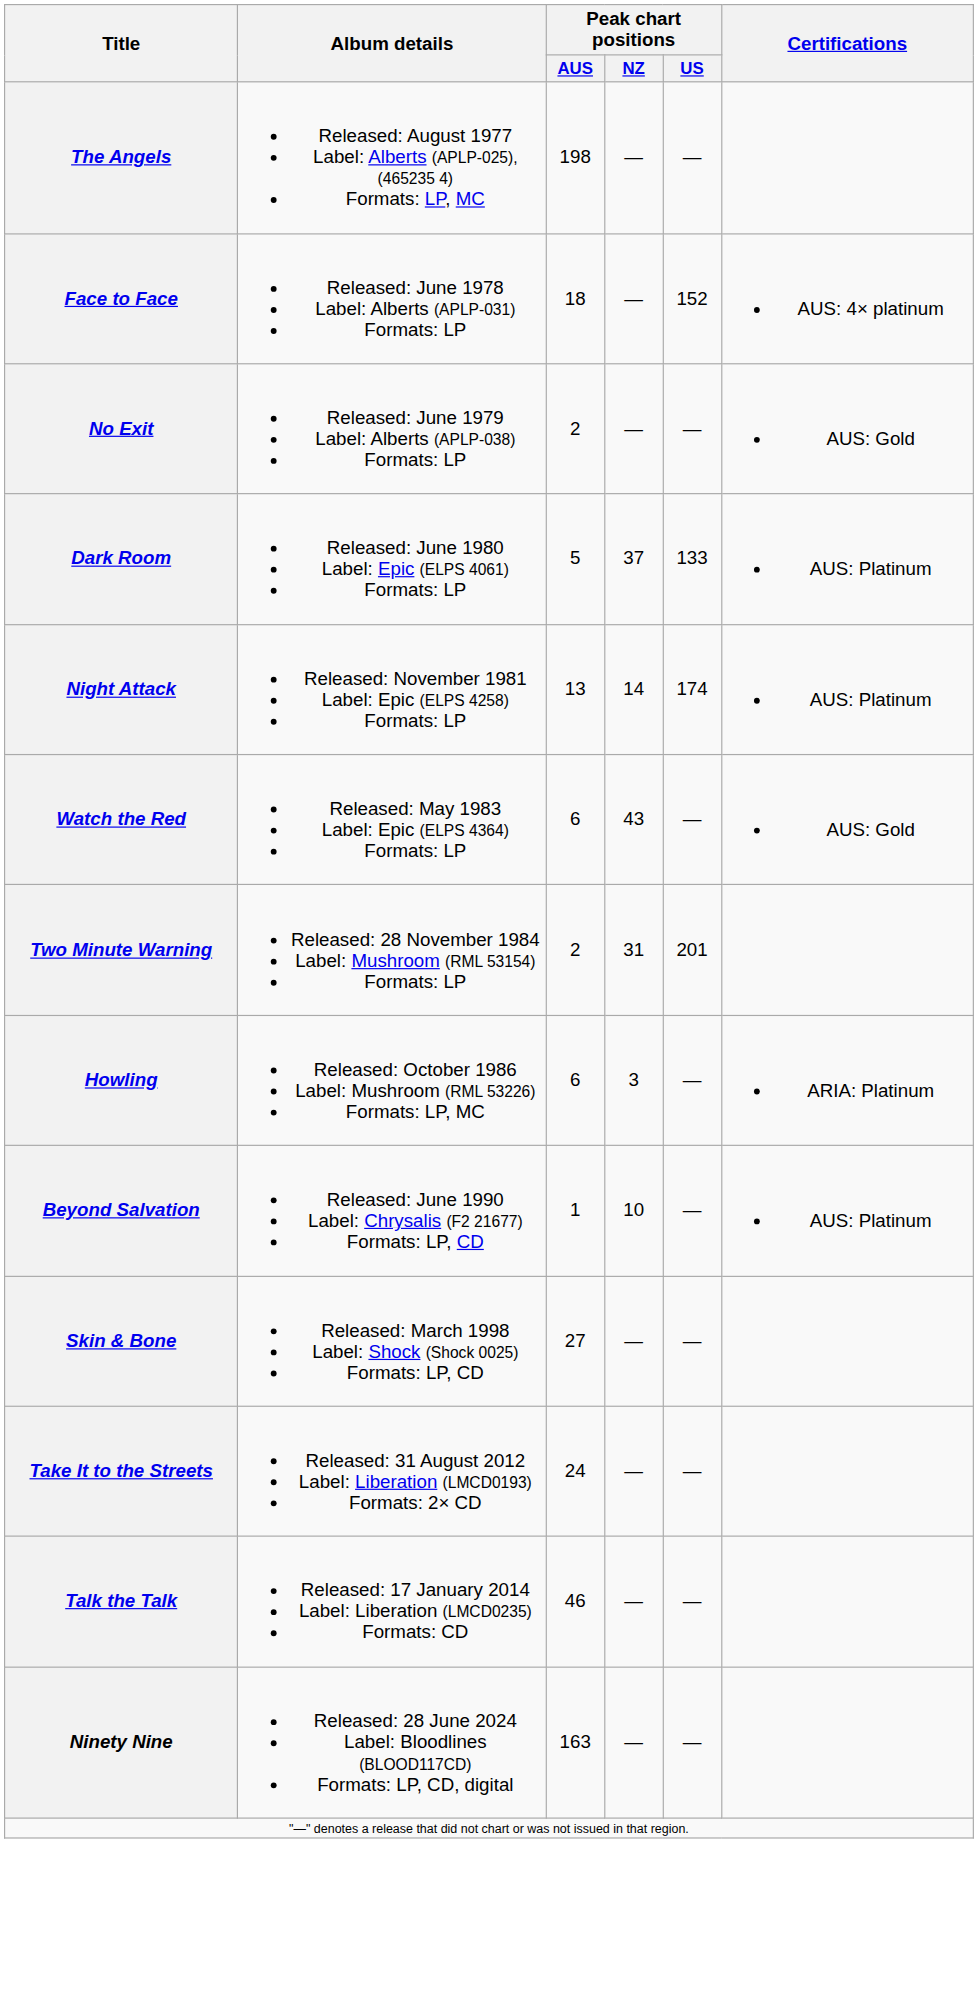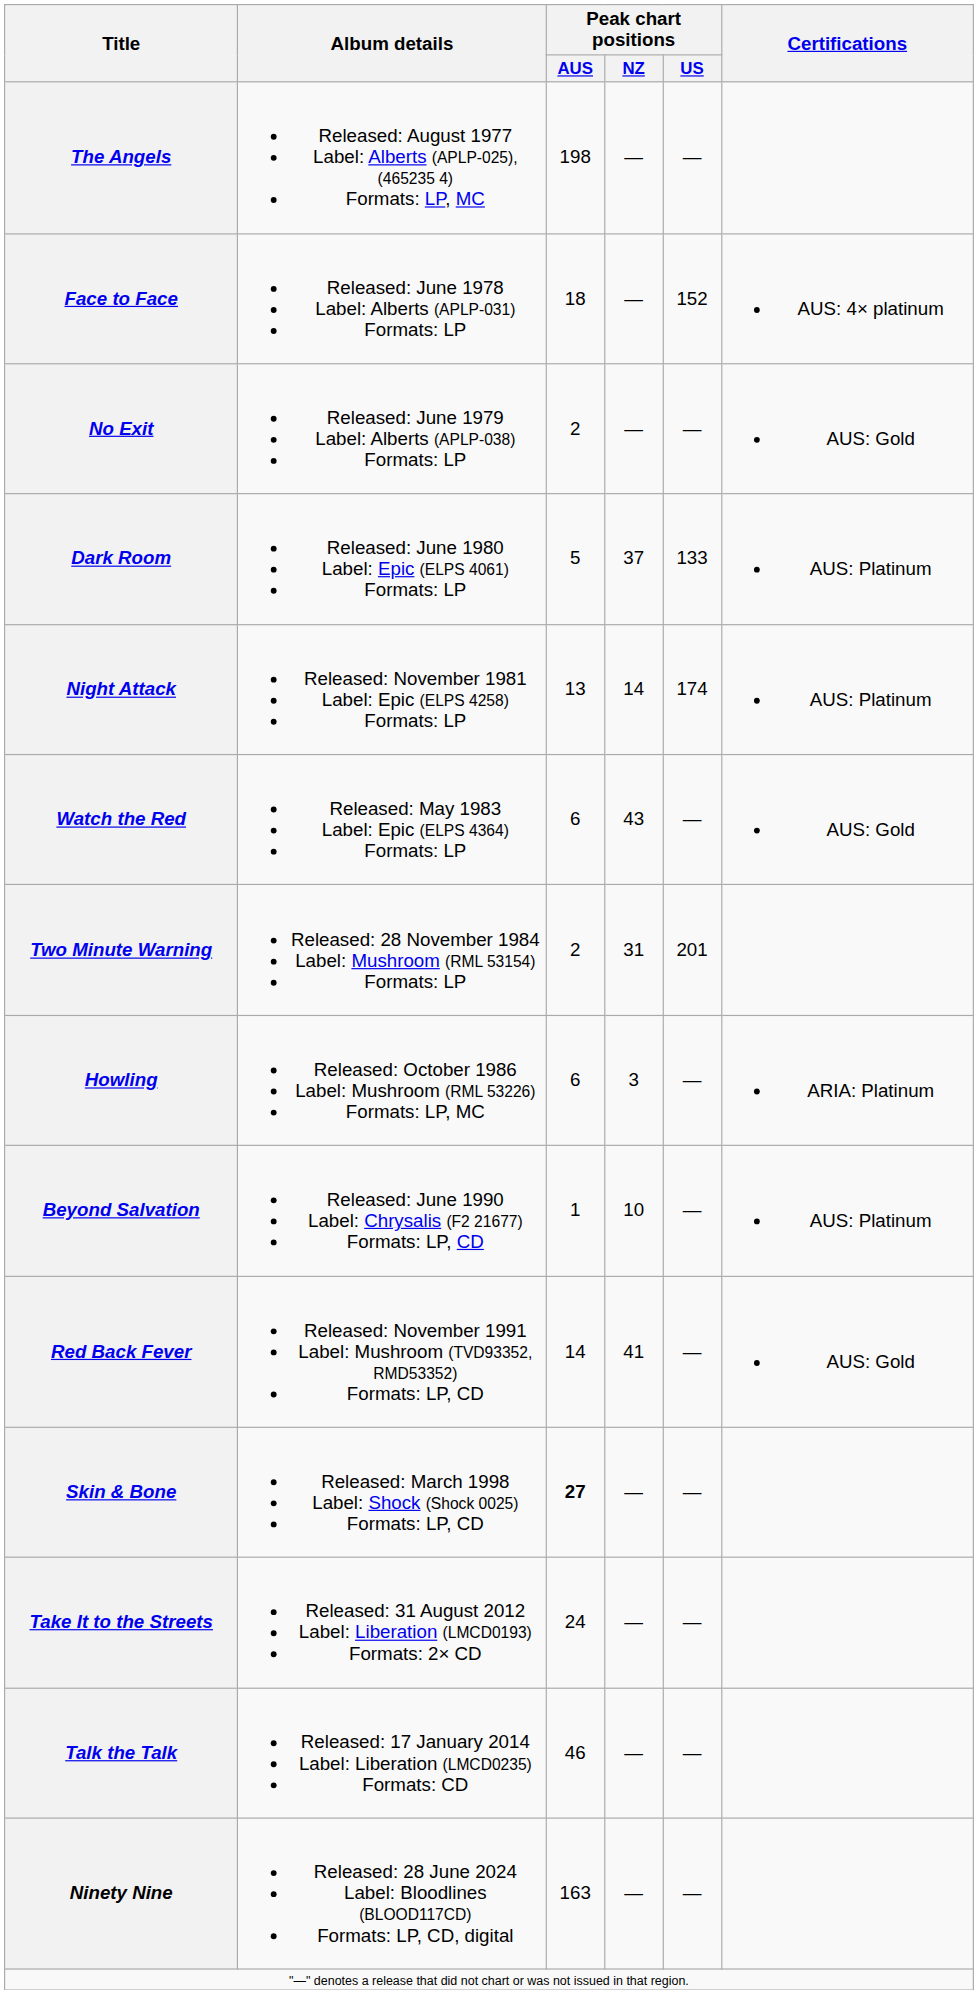+ row: (121, 1351)
(575, 1340) normal -> (575, 1492) bold
